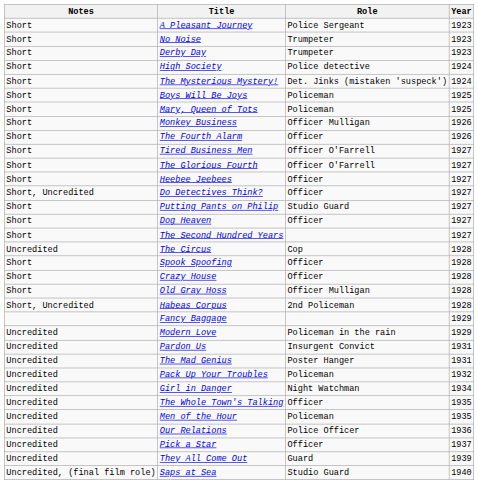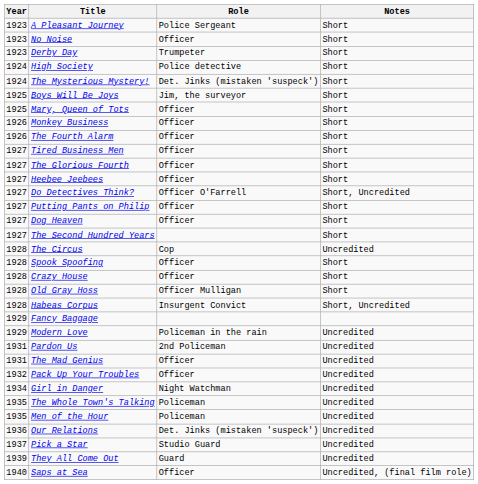columns swapped: (461, 11) <-> (81, 11)
(311, 39) Trumpeter -> (177, 39) Officer
(311, 95) Policeman -> (202, 95) Jim, the surveyor
(311, 109) Policeman -> (177, 109) Officer
(329, 123) Officer Mulligan -> (177, 123) Officer
(331, 151) Officer O'Farrell -> (177, 151) Officer
(331, 165) Officer O'Farrell -> (177, 165) Officer
(305, 193) Officer -> (202, 193) Officer O'Farrell
(318, 207) Studio Guard -> (177, 207) Officer
(321, 305) 2nd Policeman -> (202, 305) Insurgent Convict
(331, 347) Insurgent Convict -> (192, 347) 2nd Policeman
(321, 361) Poster Hanger -> (177, 361) Officer
(311, 375) Policeman -> (177, 375) Officer
(305, 403) Officer -> (182, 403) Policeman
(323, 431) Police Officer -> (239, 431) Det. Jinks (mistaken 'suspeck')
(305, 445) Officer -> (190, 445) Studio Guard
(318, 473) Studio Guard -> (177, 473) Officer
